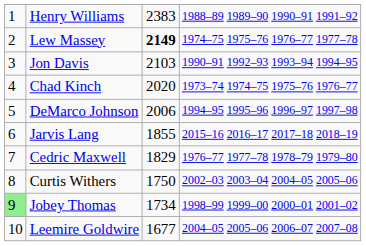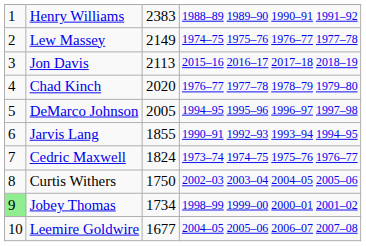(161, 39) bold -> (161, 39) normal
(161, 63) 2103 -> (161, 63) 2113
(270, 63) 1990–91 1992–93 1993–94 1994–95 -> (270, 63) 2015–16 2016–17 2017–18 2018–19
(270, 87) 1973–74 1974–75 1975–76 1976–77 -> (270, 87) 1976–77 1977–78 1978–79 1979–80
(161, 110) 2006 -> (161, 110) 2005
(270, 134) 2015–16 2016–17 2017–18 2018–19 -> (270, 134) 1990–91 1992–93 1993–94 1994–95
(161, 157) 1829 -> (161, 157) 1824
(270, 157) 1976–77 1977–78 1978–79 1979–80 -> (270, 157) 1973–74 1974–75 1975–76 1976–77
